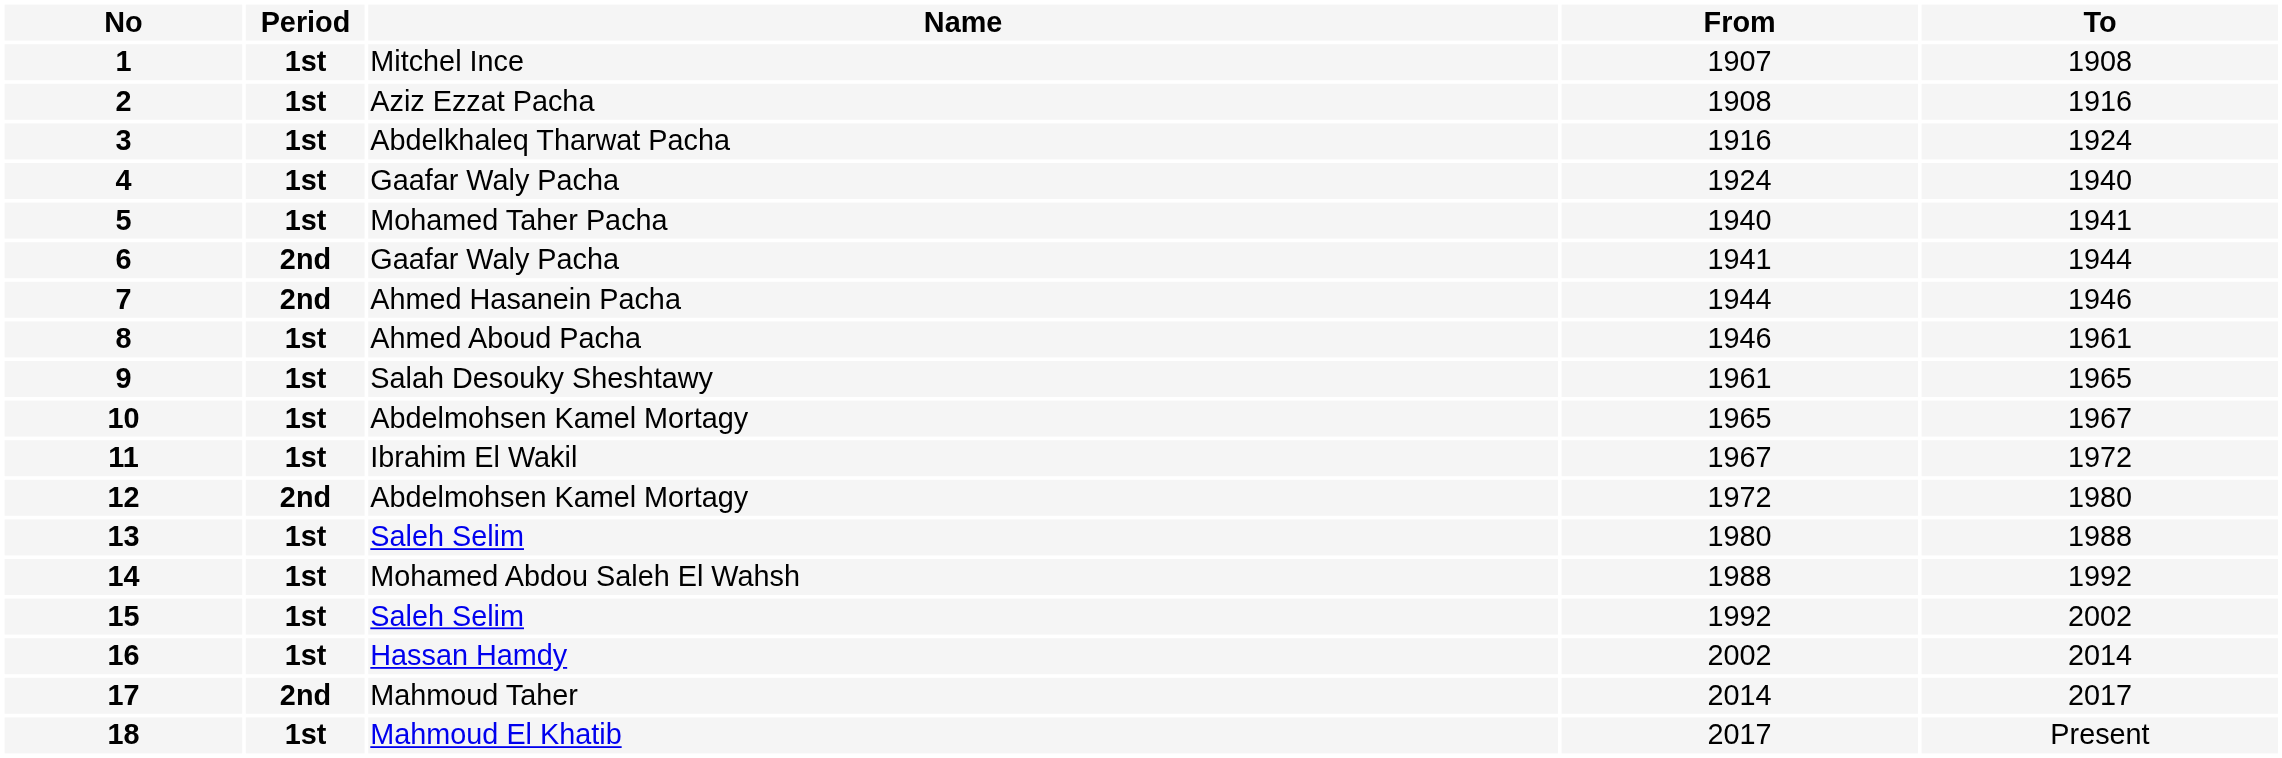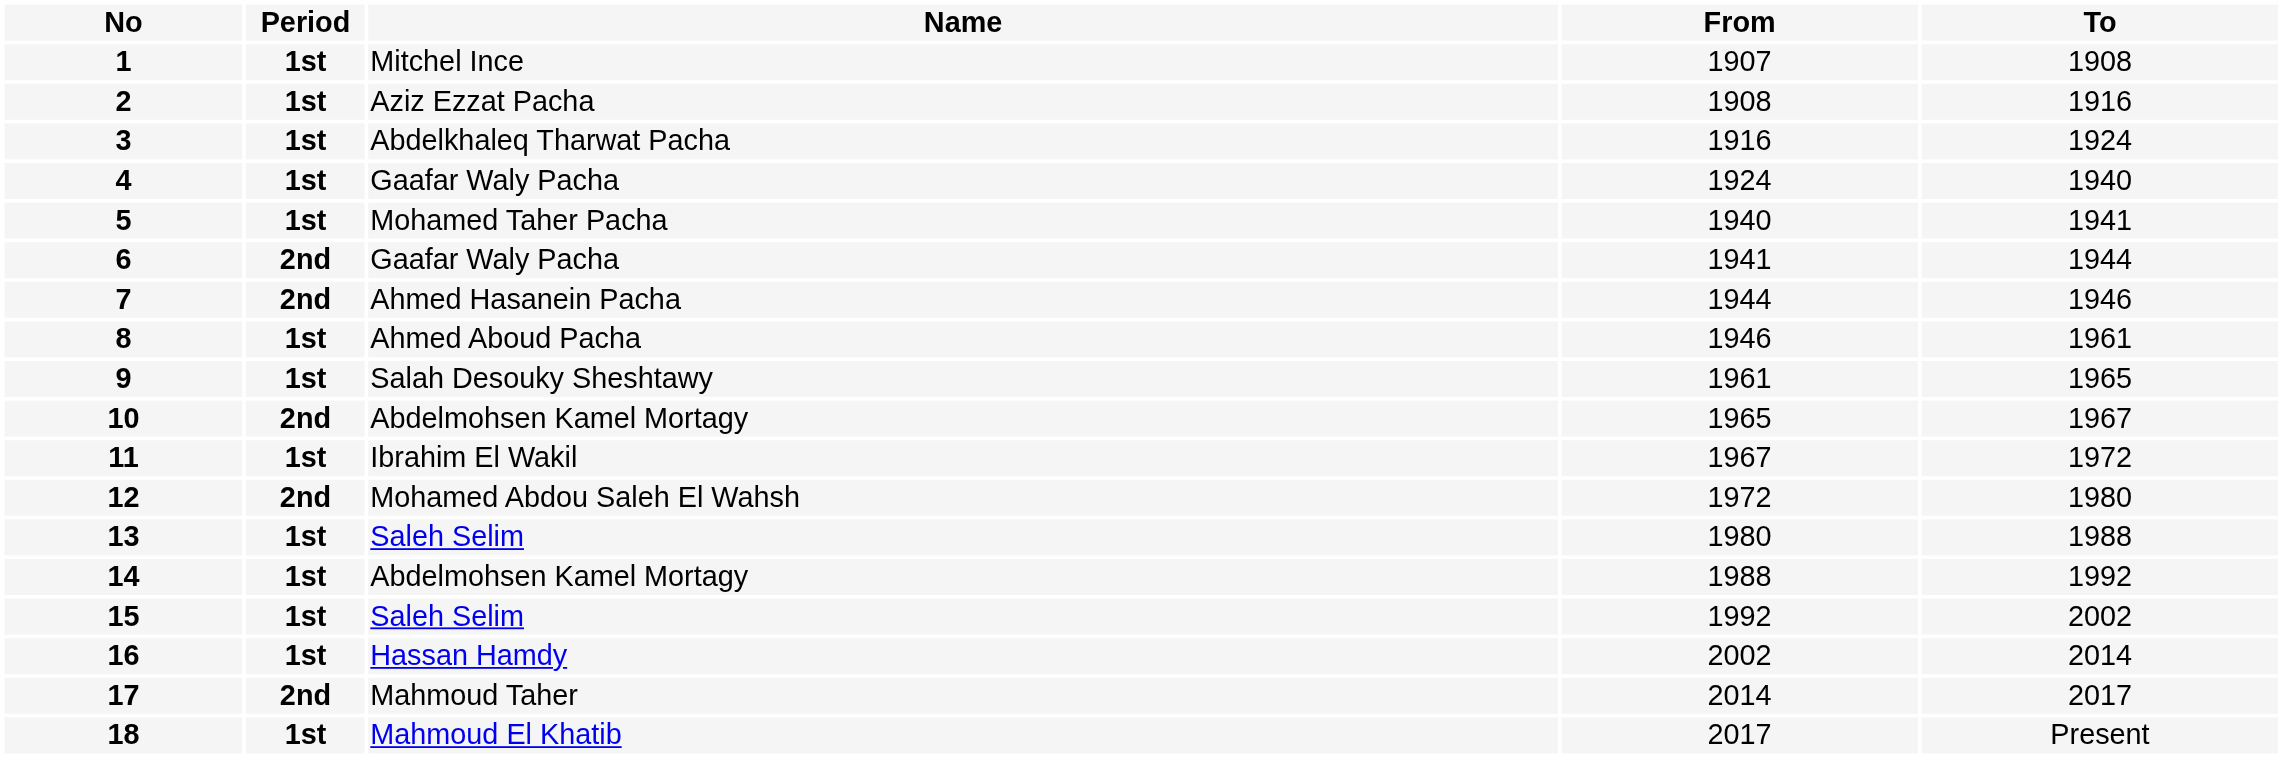(305, 418) 1st -> (305, 418) 2nd
(559, 497) Abdelmohsen Kamel Mortagy -> (585, 497) Mohamed Abdou Saleh El Wahsh
(585, 576) Mohamed Abdou Saleh El Wahsh -> (559, 576) Abdelmohsen Kamel Mortagy
